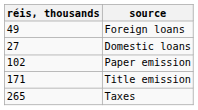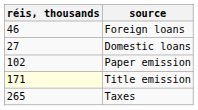(13, 30) 49 -> (13, 30) 46
(16, 80) no background -> (16, 80) lightyellow background
